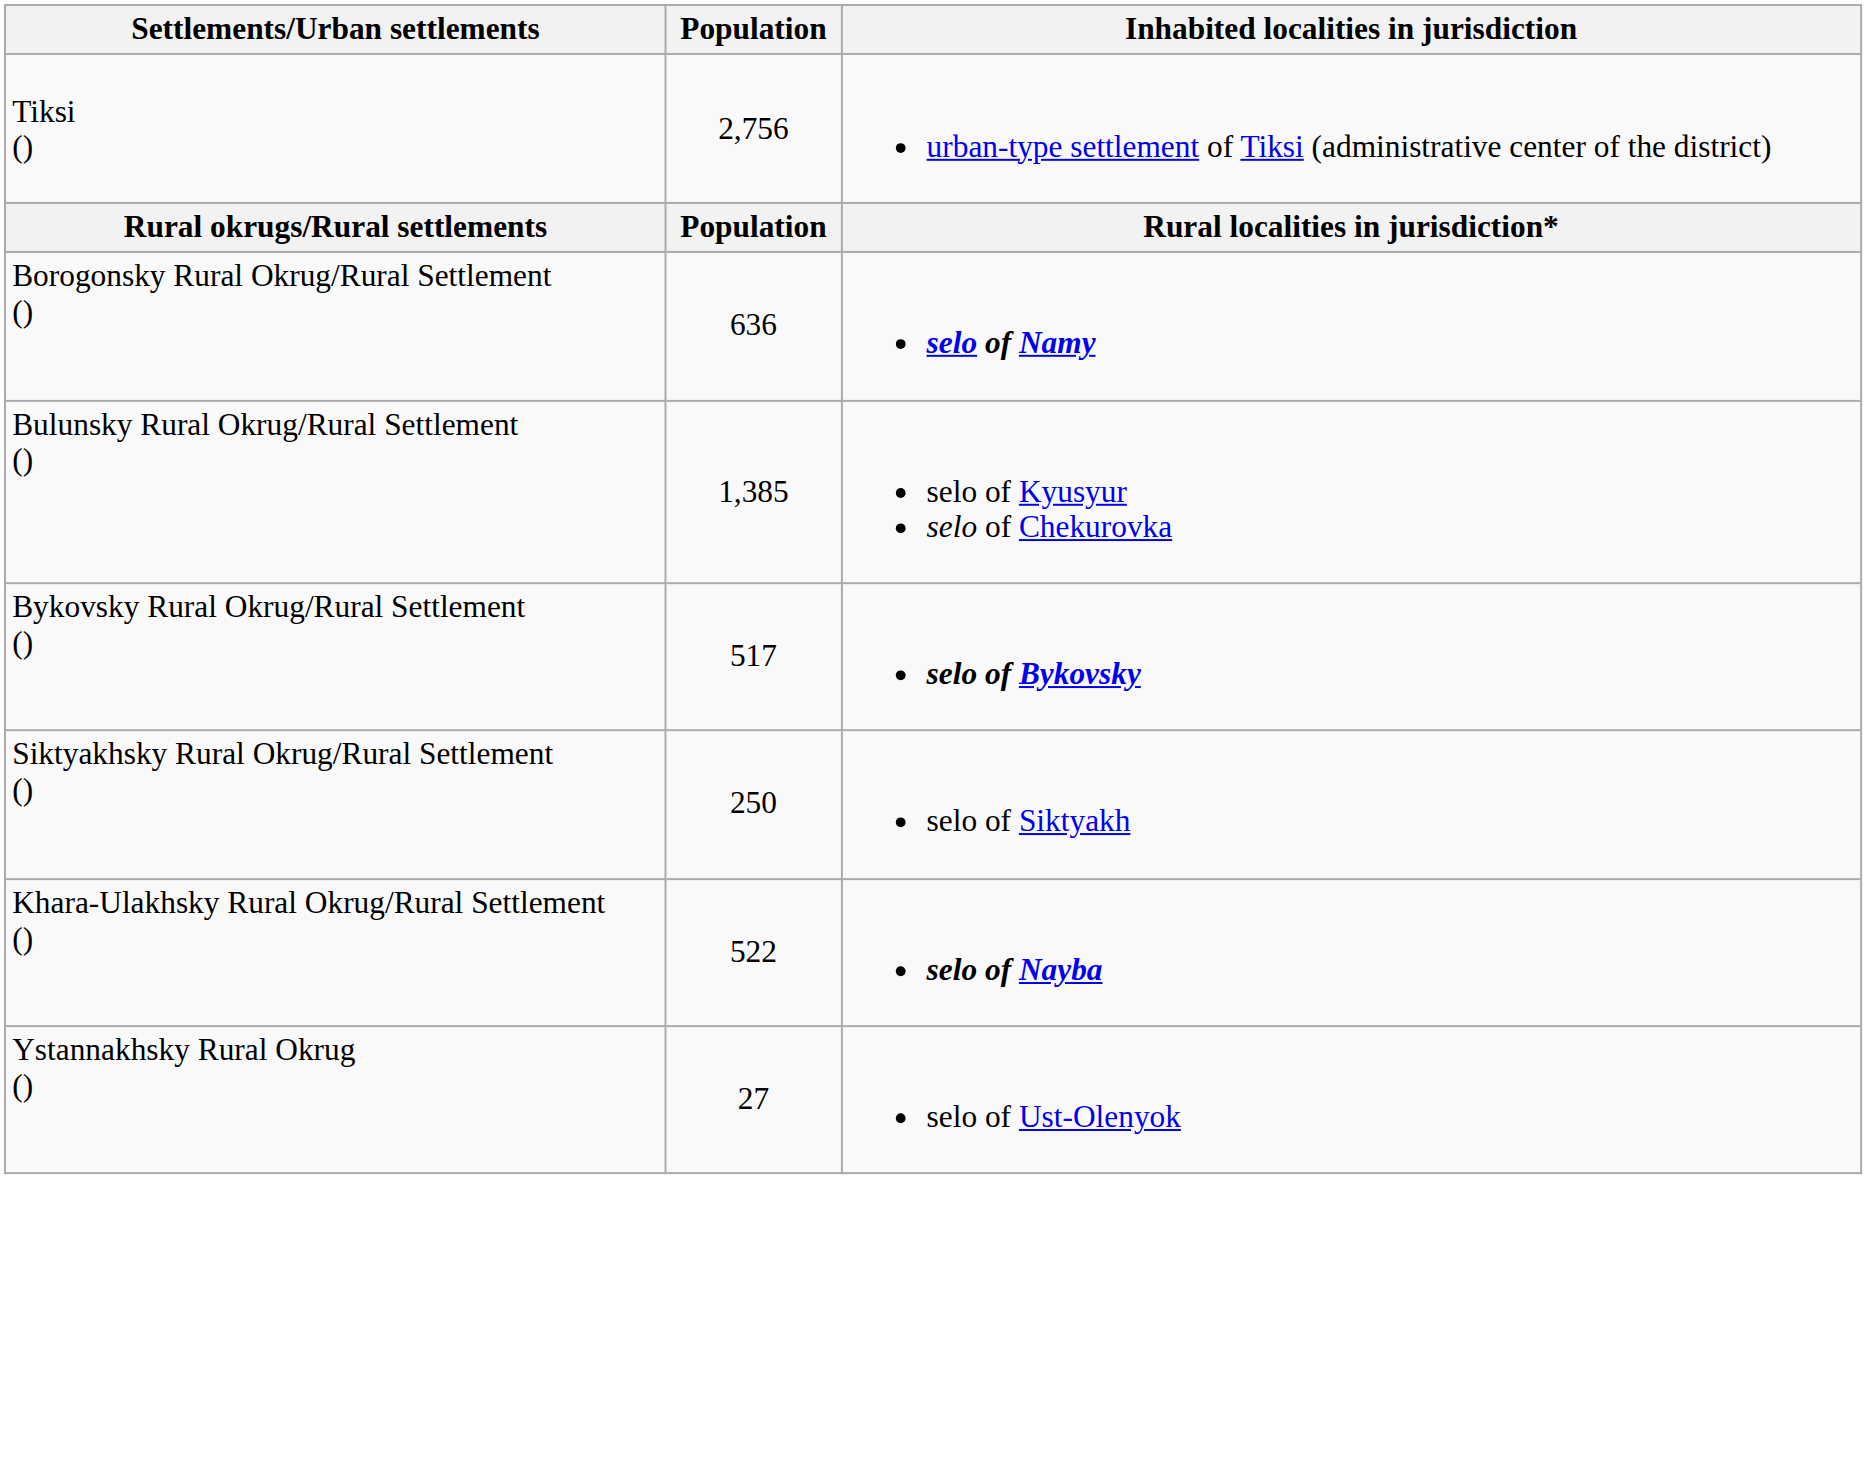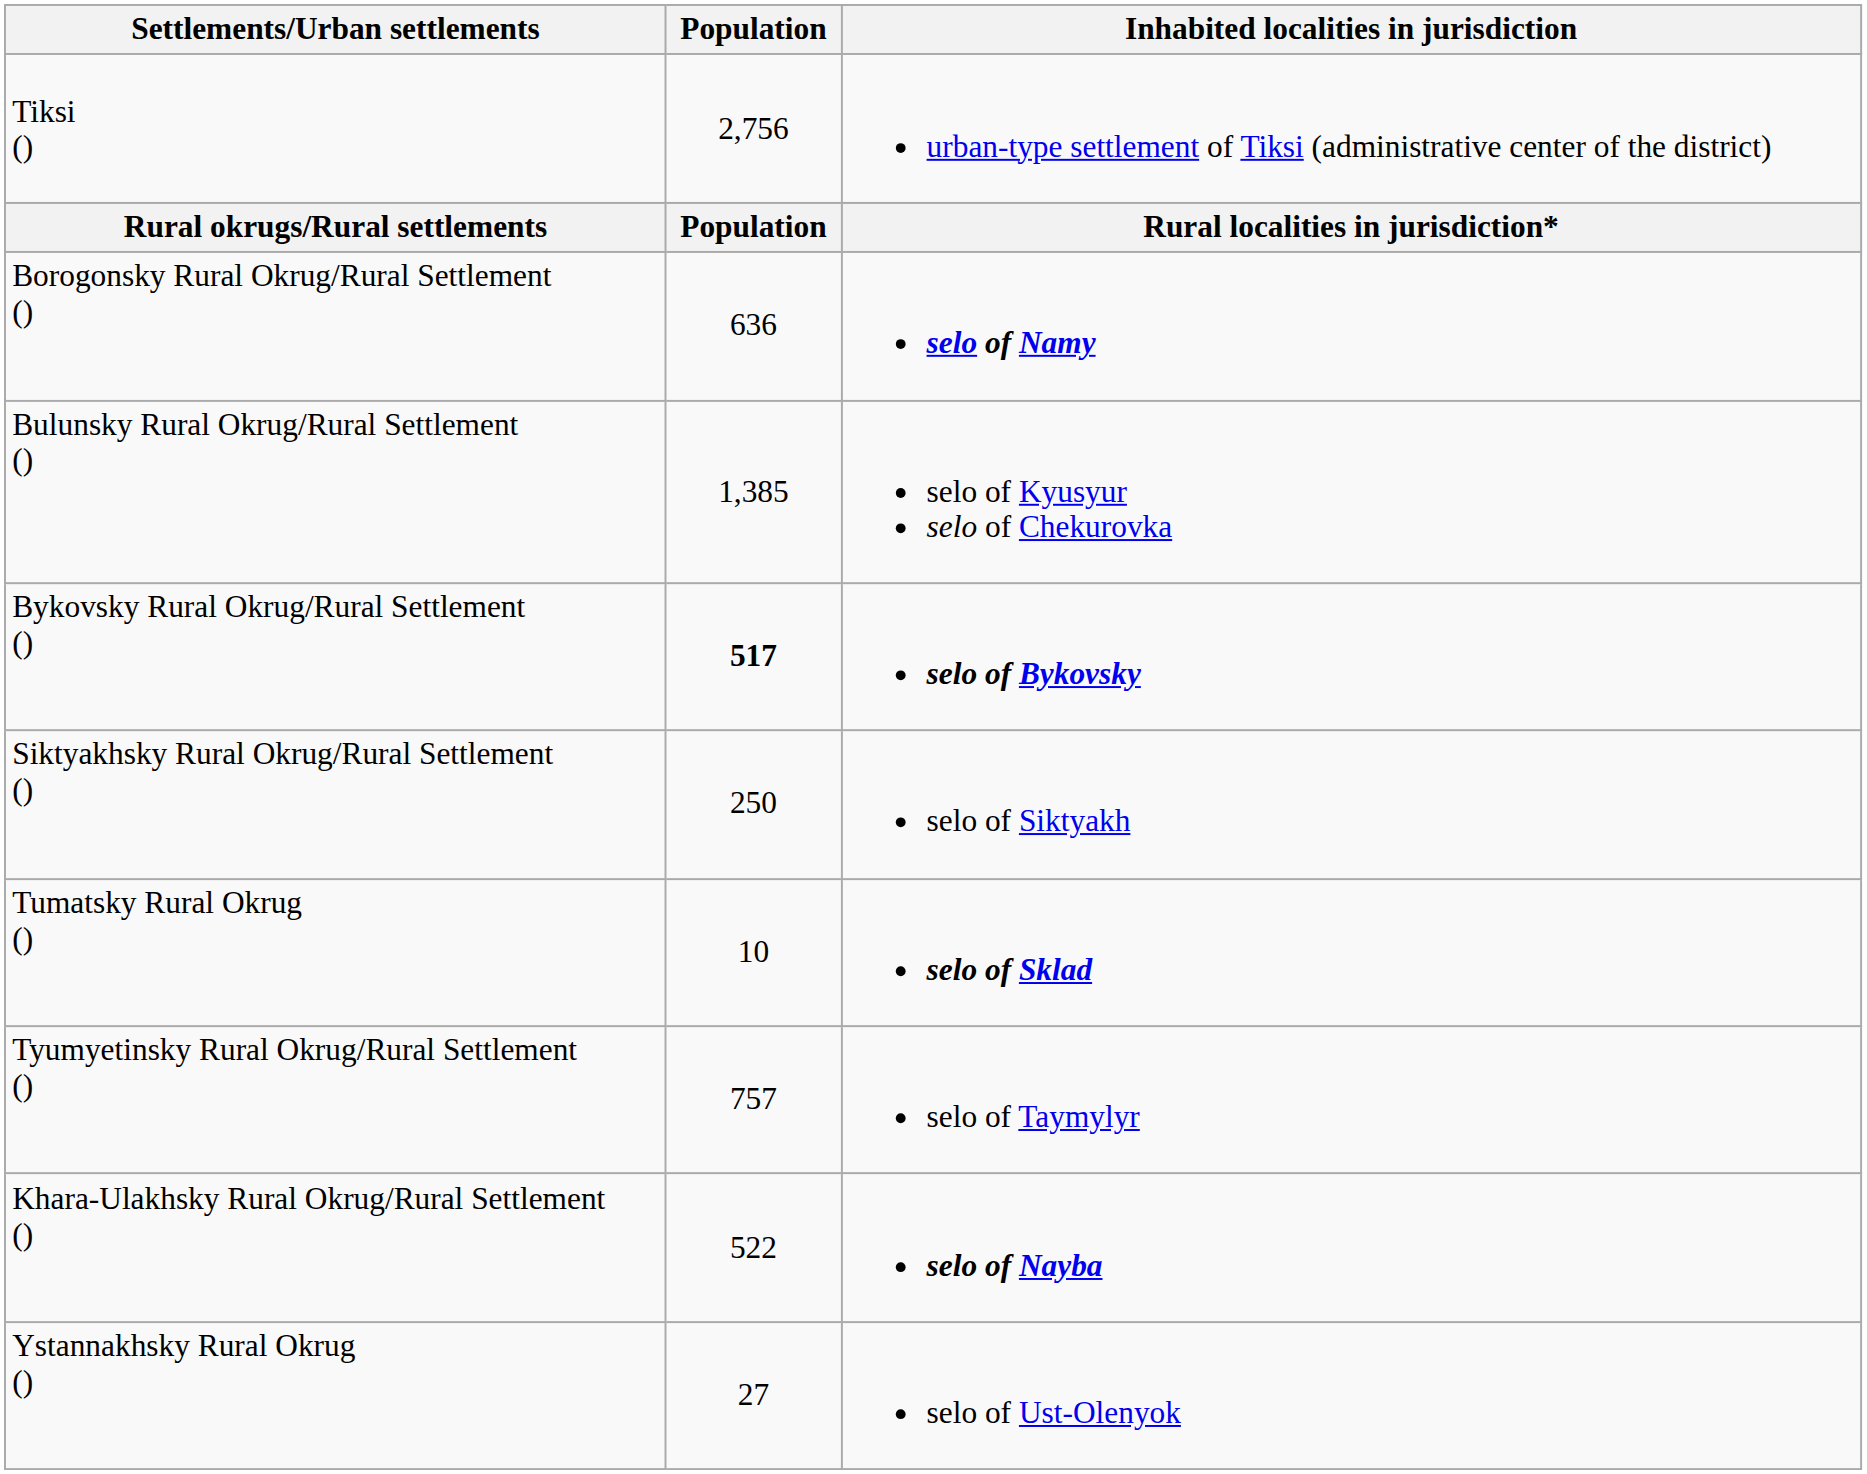(753, 656) normal -> (753, 656) bold
+ row: (157, 920)
+ row: (295, 1068)
